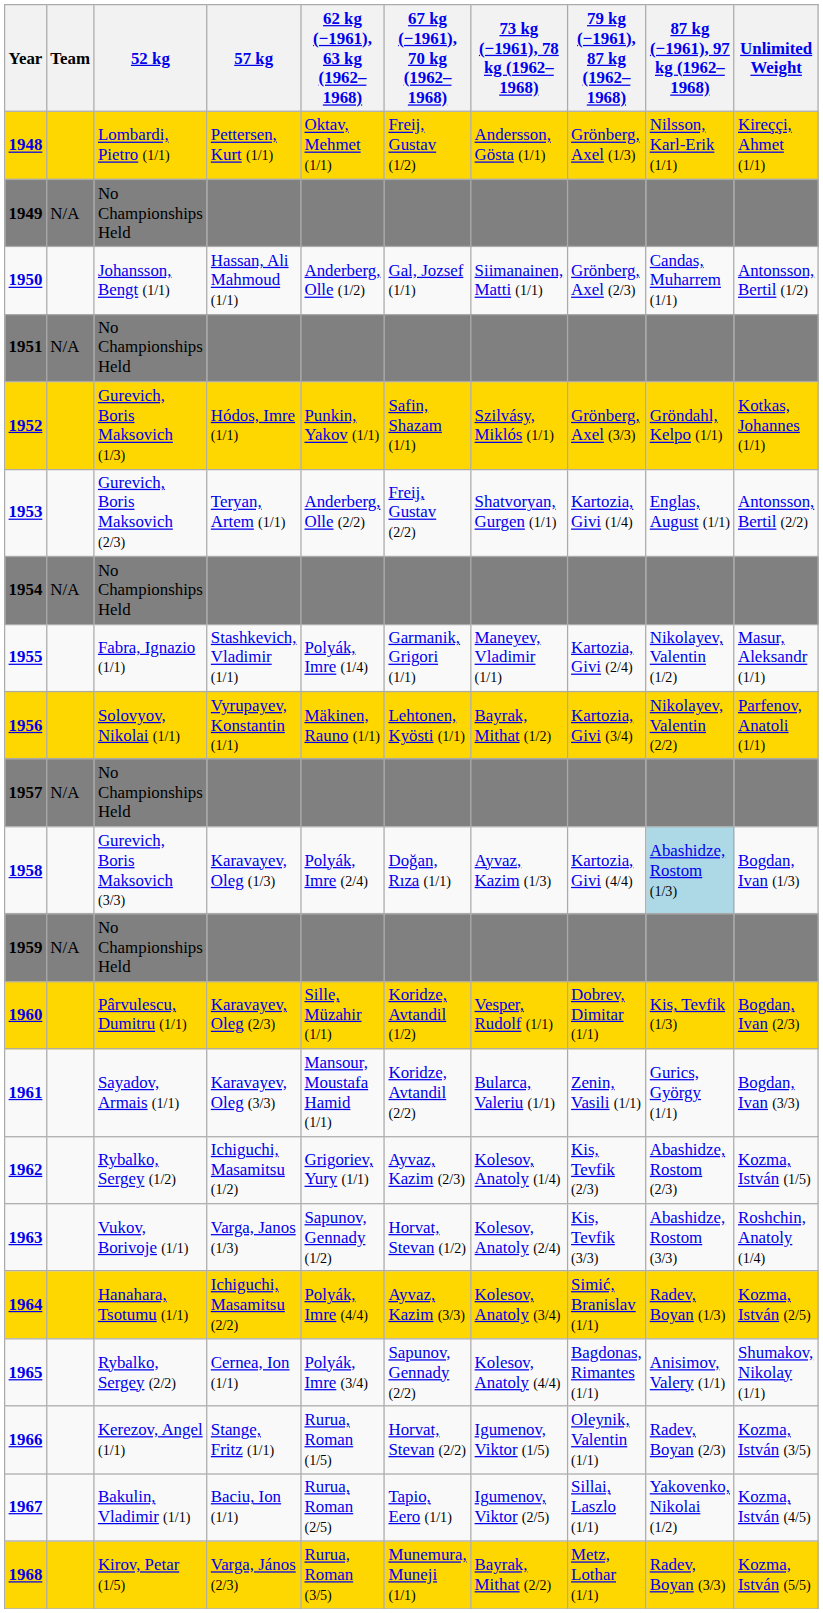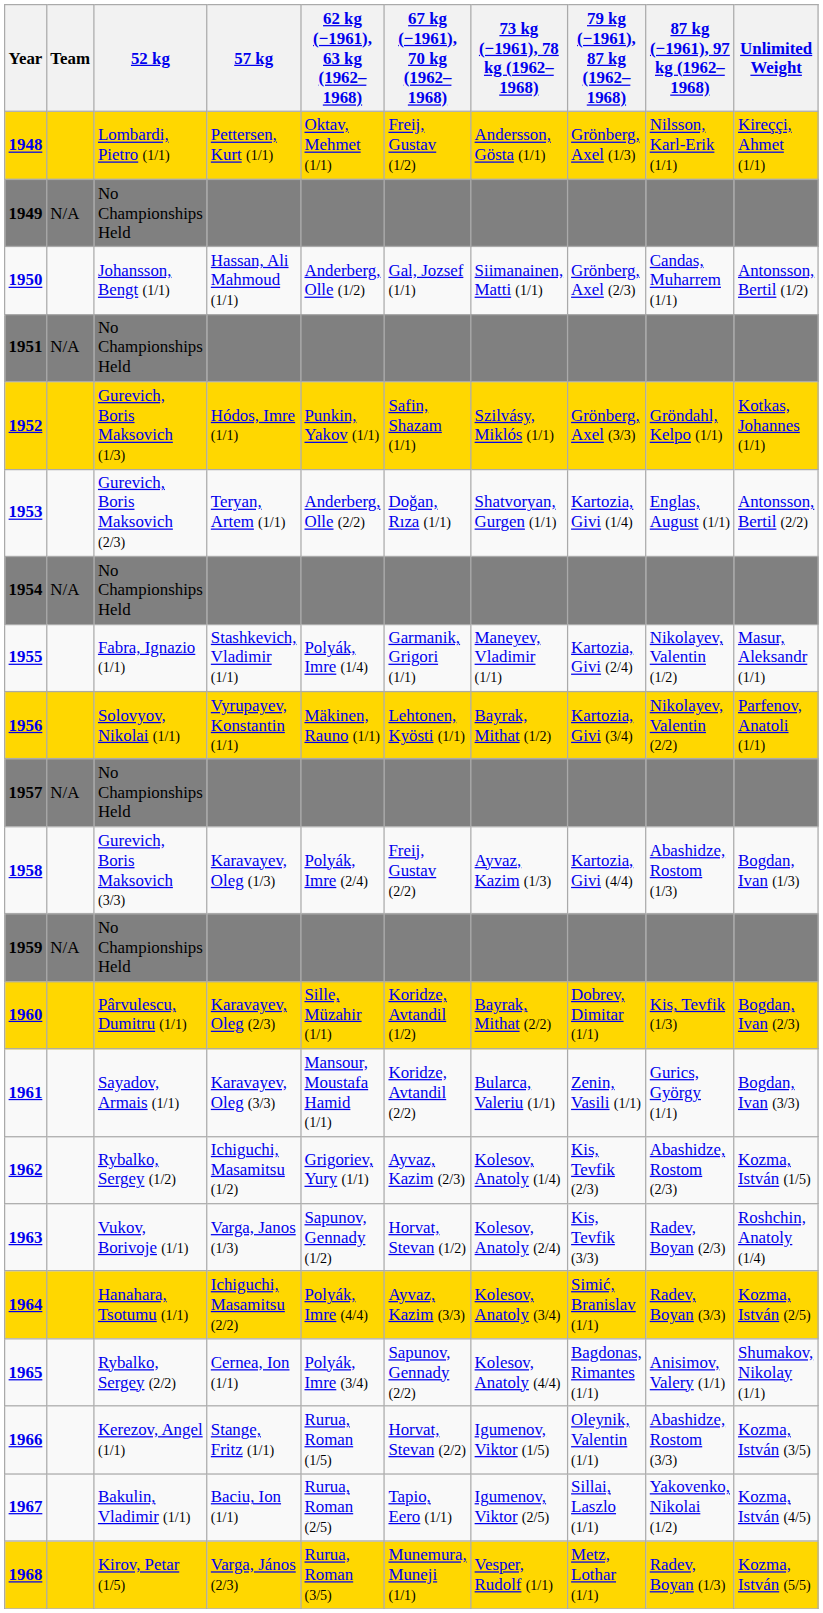(412, 511) Freij, Gustav (2/2) -> (420, 512) Doğan, Rıza (1/1)
(420, 869) Doğan, Rıza (1/1) -> (412, 869) Freij, Gustav (2/2)
(687, 869) lightblue background -> (687, 869) no background
(514, 1014) Vesper, Rudolf (1/1) -> (513, 1014) Bayrak, Mithat (2/2)
(687, 1236) Abashidze, Rostom (3/3) -> (688, 1236) Radev, Boyan (2/3)
(688, 1304) Radev, Boyan (1/3) -> (688, 1304) Radev, Boyan (3/3)
(688, 1439) Radev, Boyan (2/3) -> (687, 1438) Abashidze, Rostom (3/3)
(513, 1574) Bayrak, Mithat (2/2) -> (514, 1574) Vesper, Rudolf (1/1)
(688, 1574) Radev, Boyan (3/3) -> (688, 1574) Radev, Boyan (1/3)
